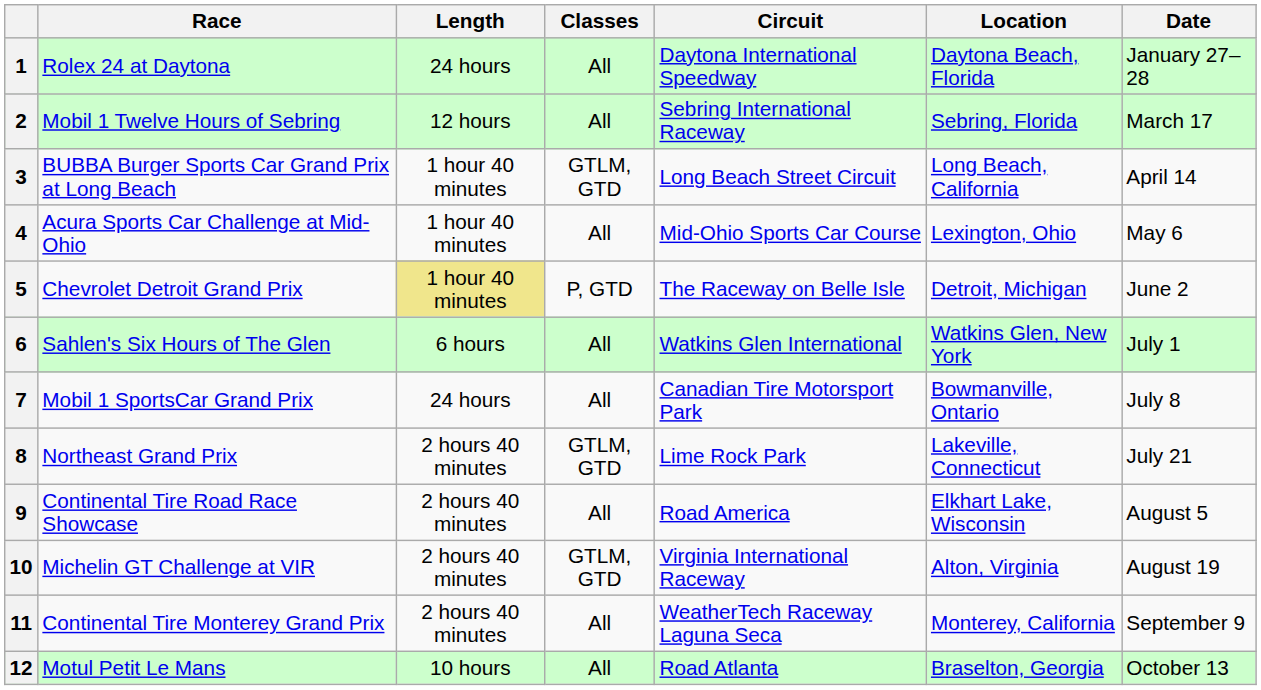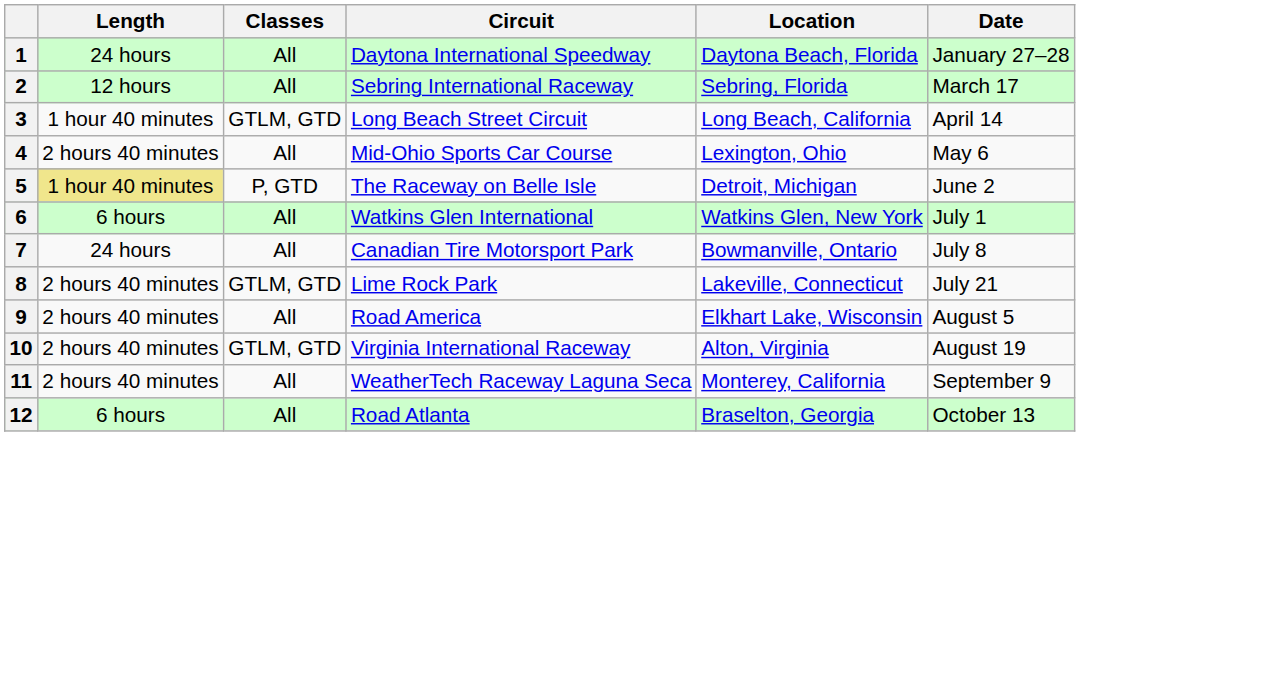- column: (217, 21)
(470, 233) 1 hour 40 minutes -> (130, 153) 2 hours 40 minutes
(470, 668) 10 hours -> (130, 415) 6 hours
